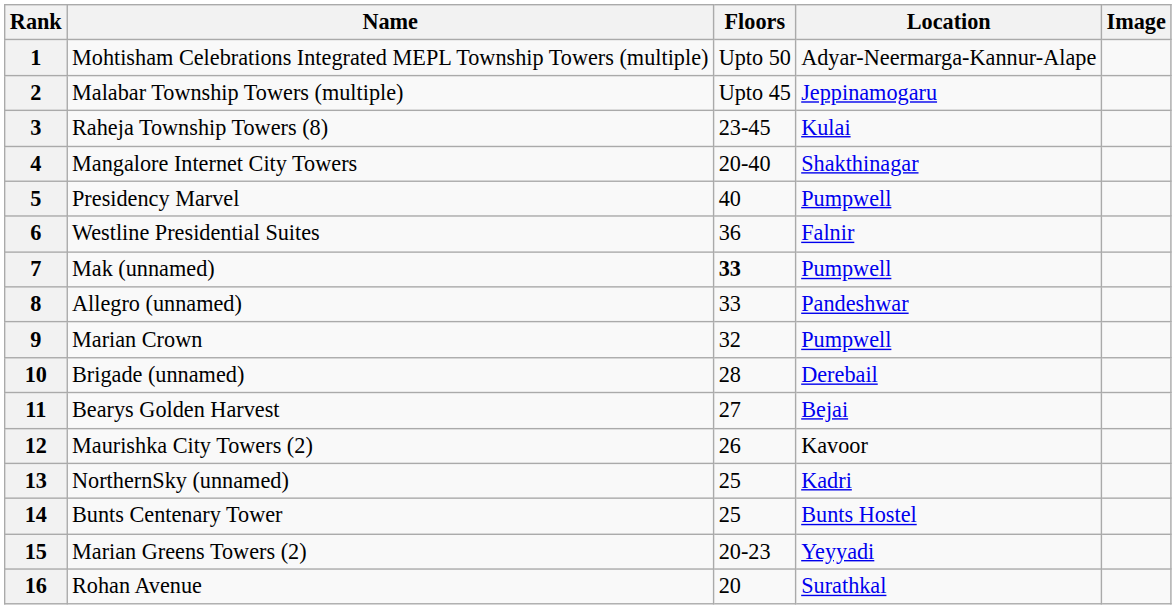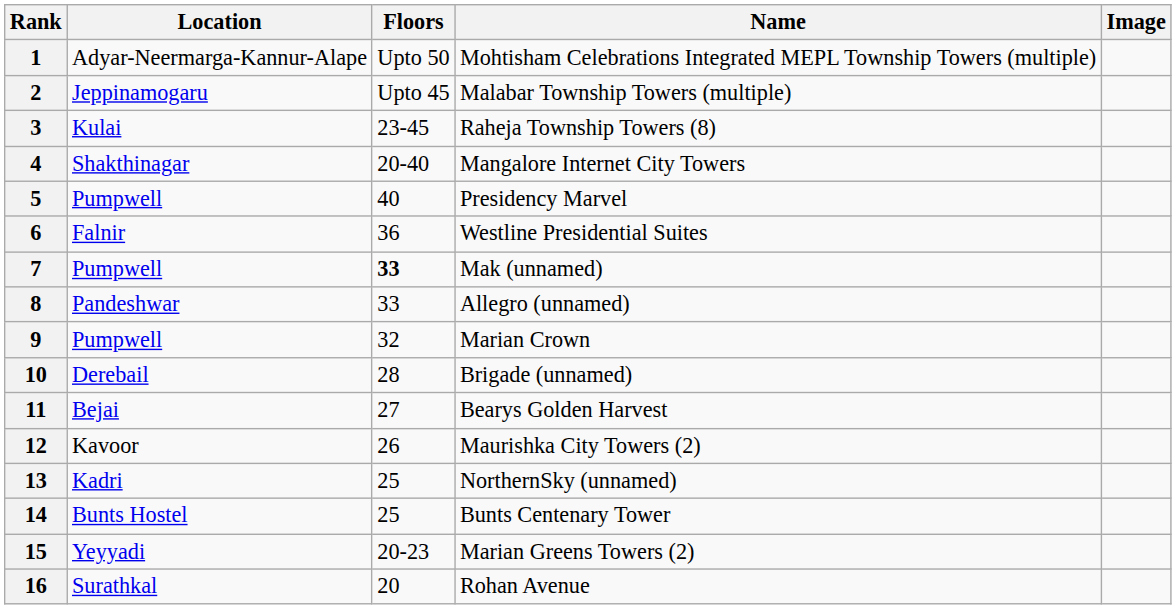columns swapped: (390, 22) <-> (949, 22)
